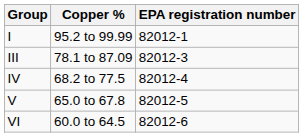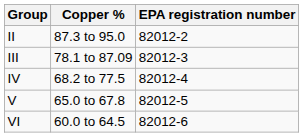- row: (9, 36)
+ row: (11, 36)
